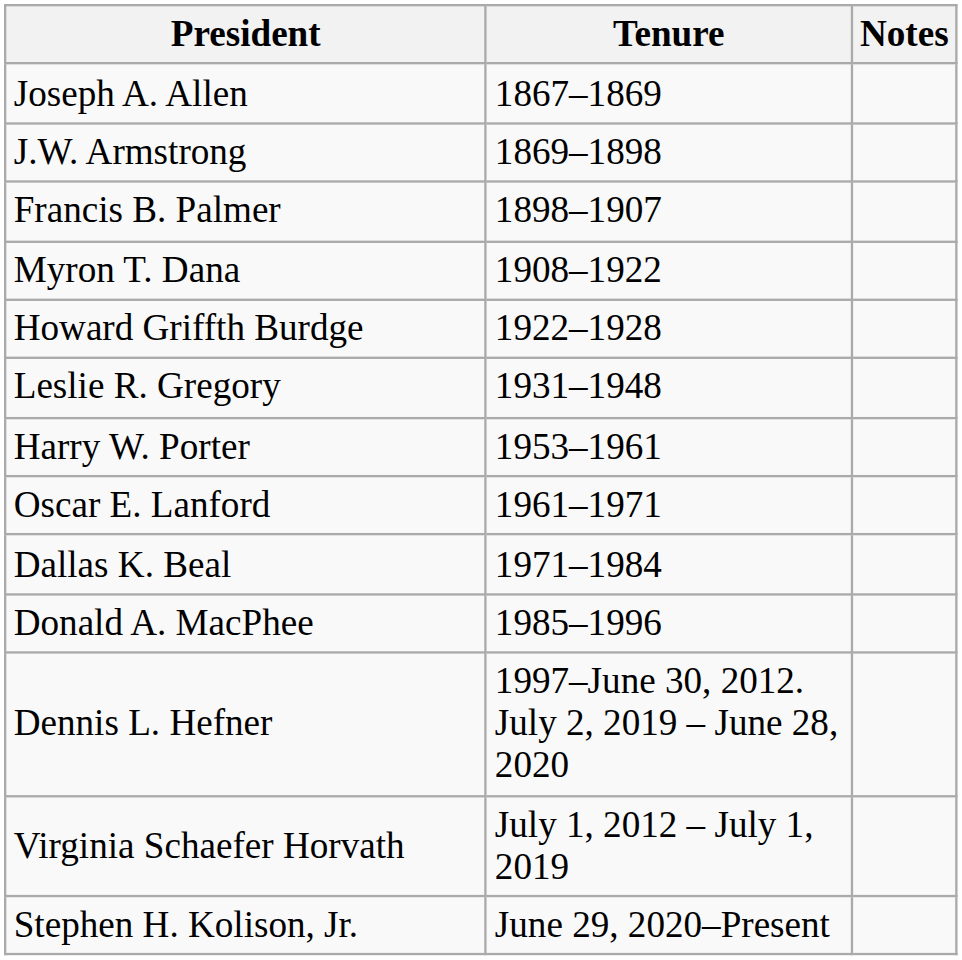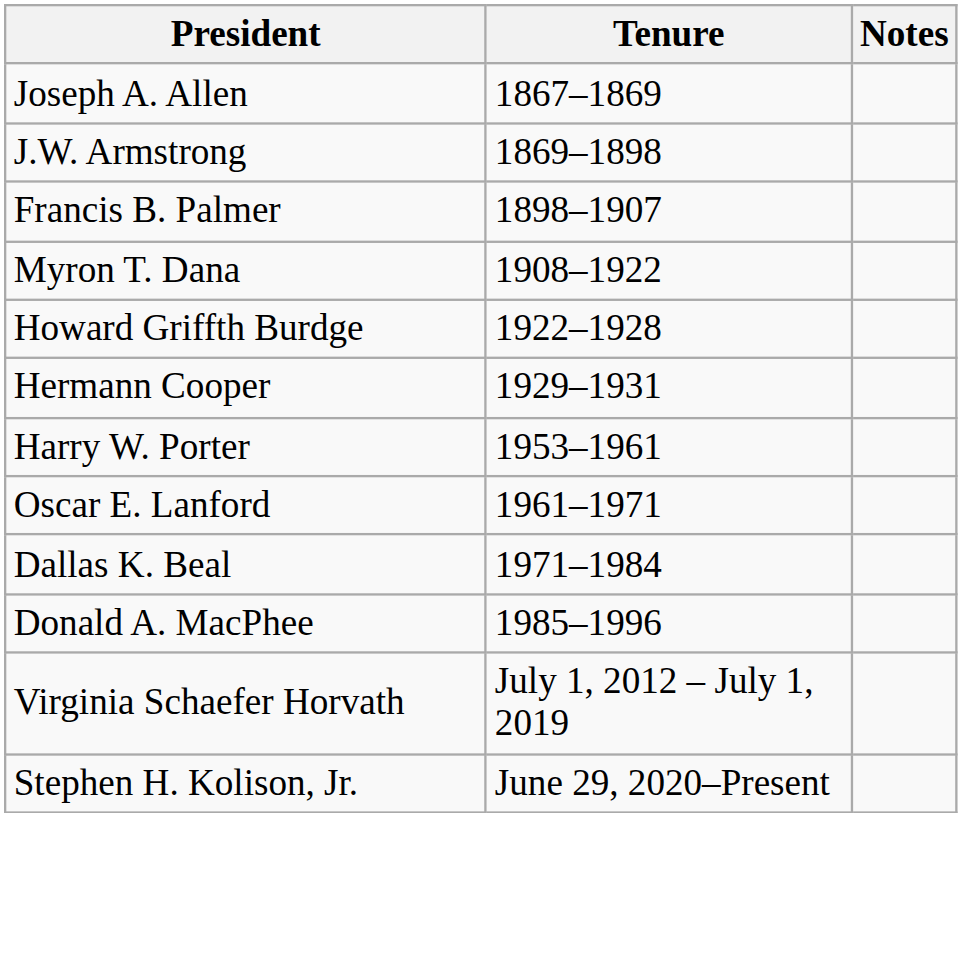+ row: (142, 387)
- row: (147, 387)
- row: (143, 723)
